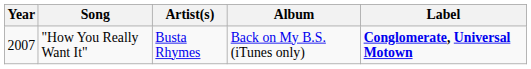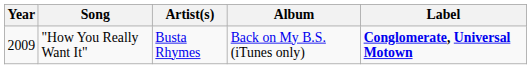(21, 44) 2007 -> (21, 44) 2009
